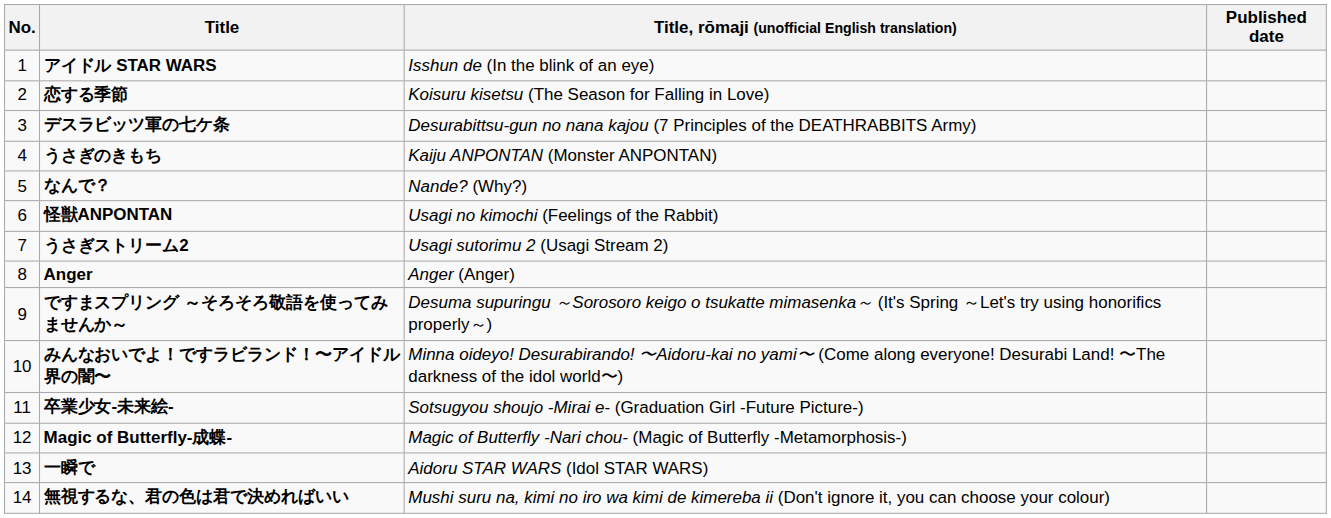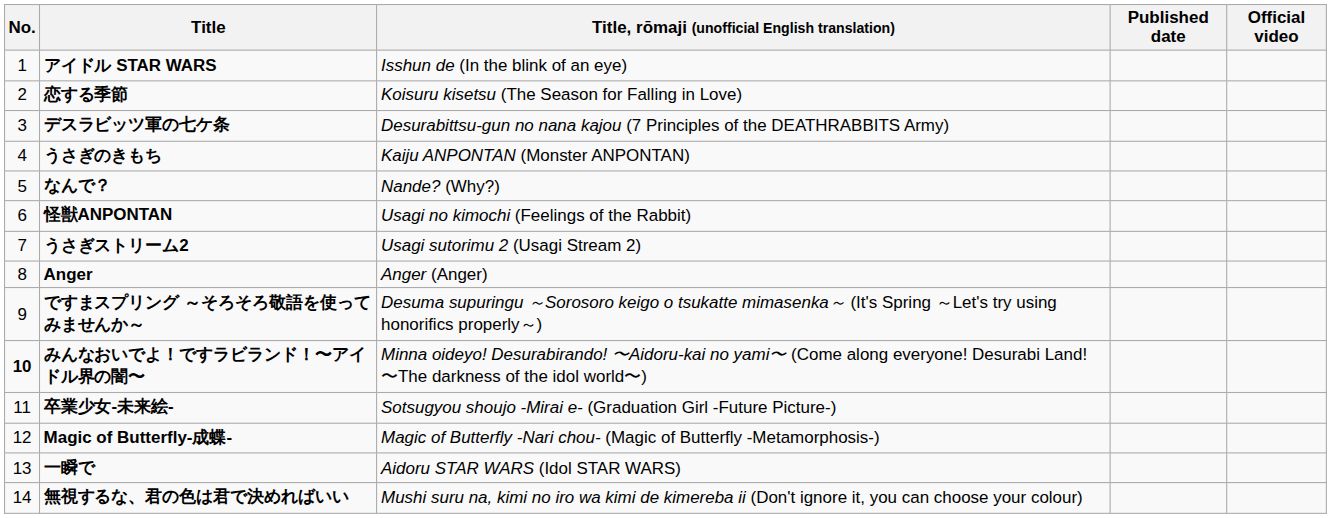+ column: (1276, 27)
(22, 366) normal -> (22, 366) bold
